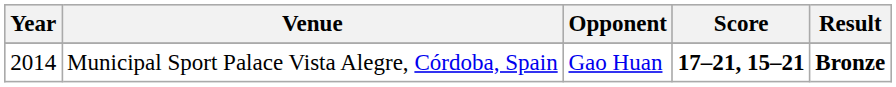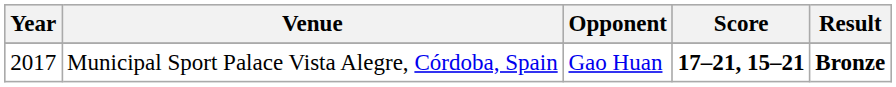(33, 61) 2014 -> (33, 61) 2017
